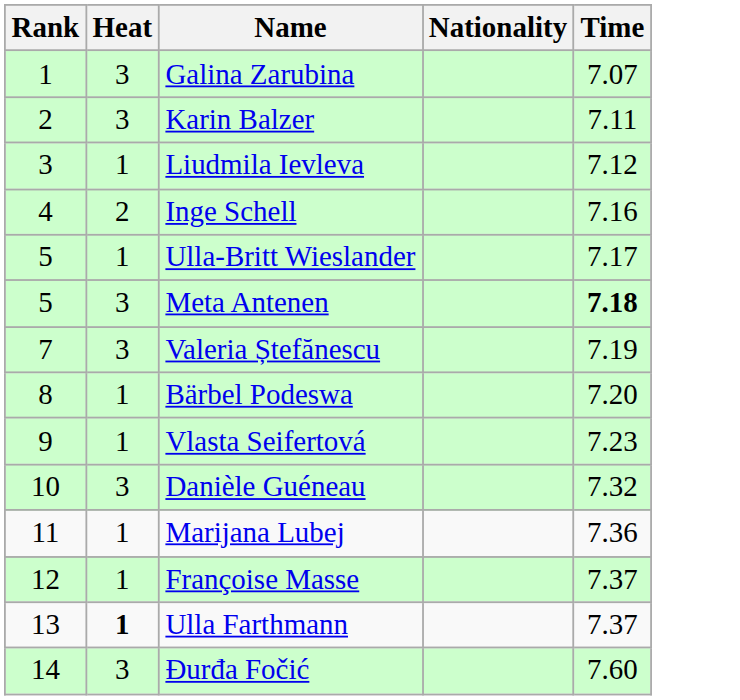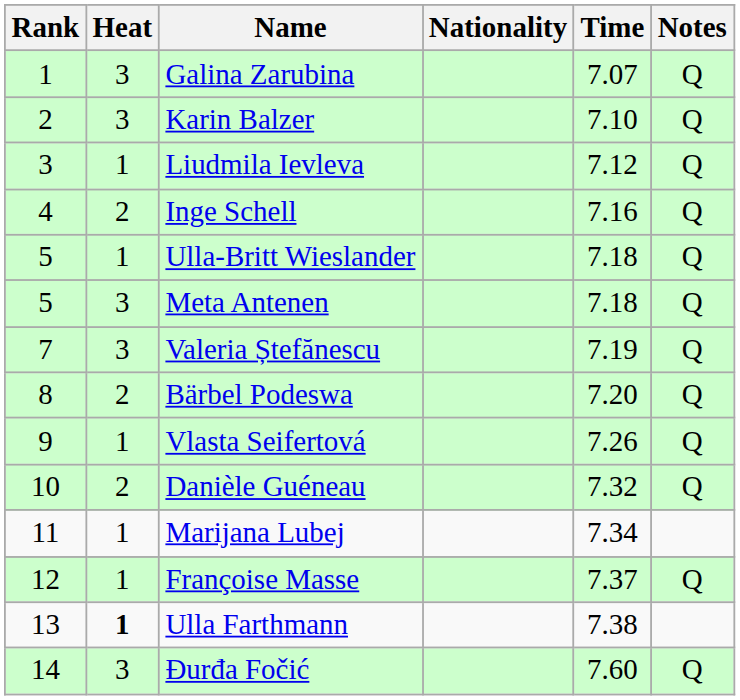+ column: (692, 27)
(612, 119) 7.11 -> (612, 119) 7.10
(612, 257) 7.17 -> (612, 257) 7.18
(612, 303) bold -> (612, 303) normal
(122, 394) 1 -> (122, 394) 2
(612, 440) 7.23 -> (612, 440) 7.26
(122, 486) 3 -> (122, 486) 2
(612, 532) 7.36 -> (612, 532) 7.34
(612, 624) 7.37 -> (612, 624) 7.38
